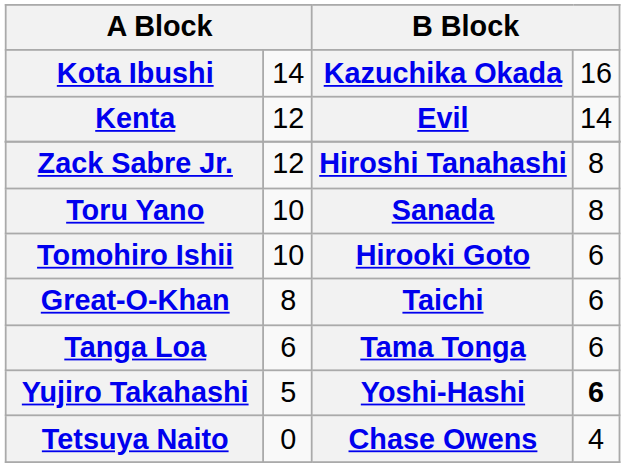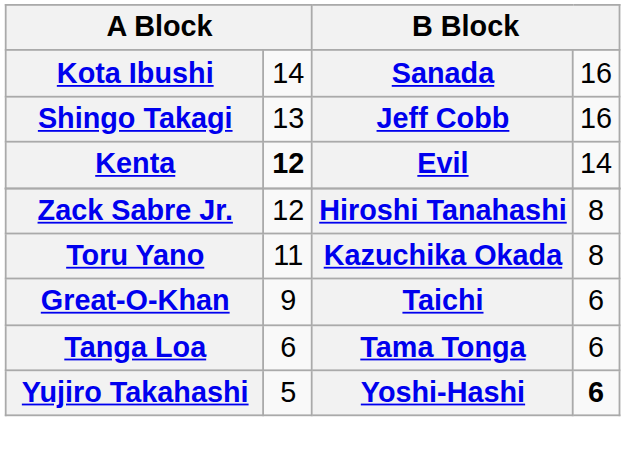(443, 73) Kazuchika Okada -> (443, 73) Sanada
+ row: (135, 118)
(288, 118) normal -> (288, 164) bold
(288, 210) 10 -> (288, 255) 11
(443, 210) Sanada -> (443, 255) Kazuchika Okada
- row: (135, 255)
(288, 301) 8 -> (288, 301) 9
- row: (135, 438)
